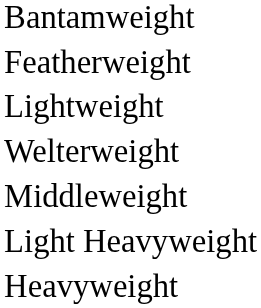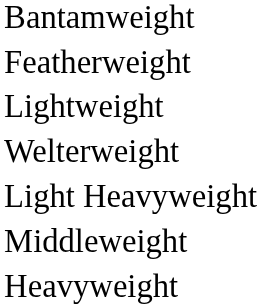rows swapped: (96, 196) <-> (131, 241)
